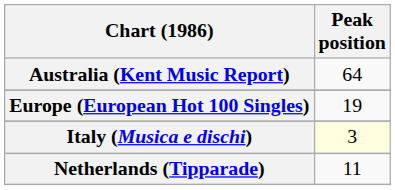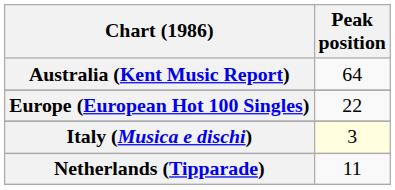(352, 105) 19 -> (352, 105) 22
